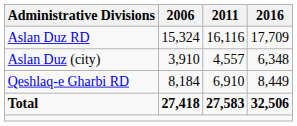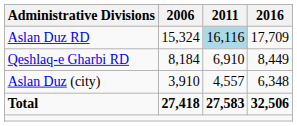(225, 37) no background -> (225, 37) lightblue background
rows swapped: (68, 81) <-> (54, 59)
